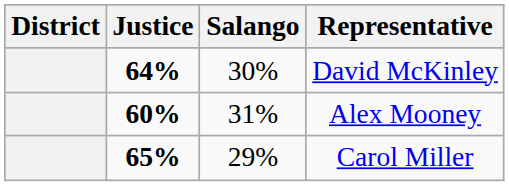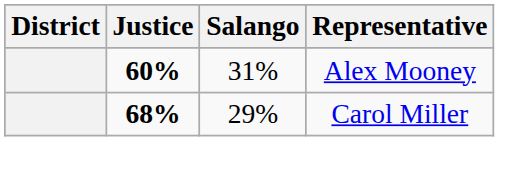- row: (405, 69)
(153, 157) 65% -> (153, 113) 68%
